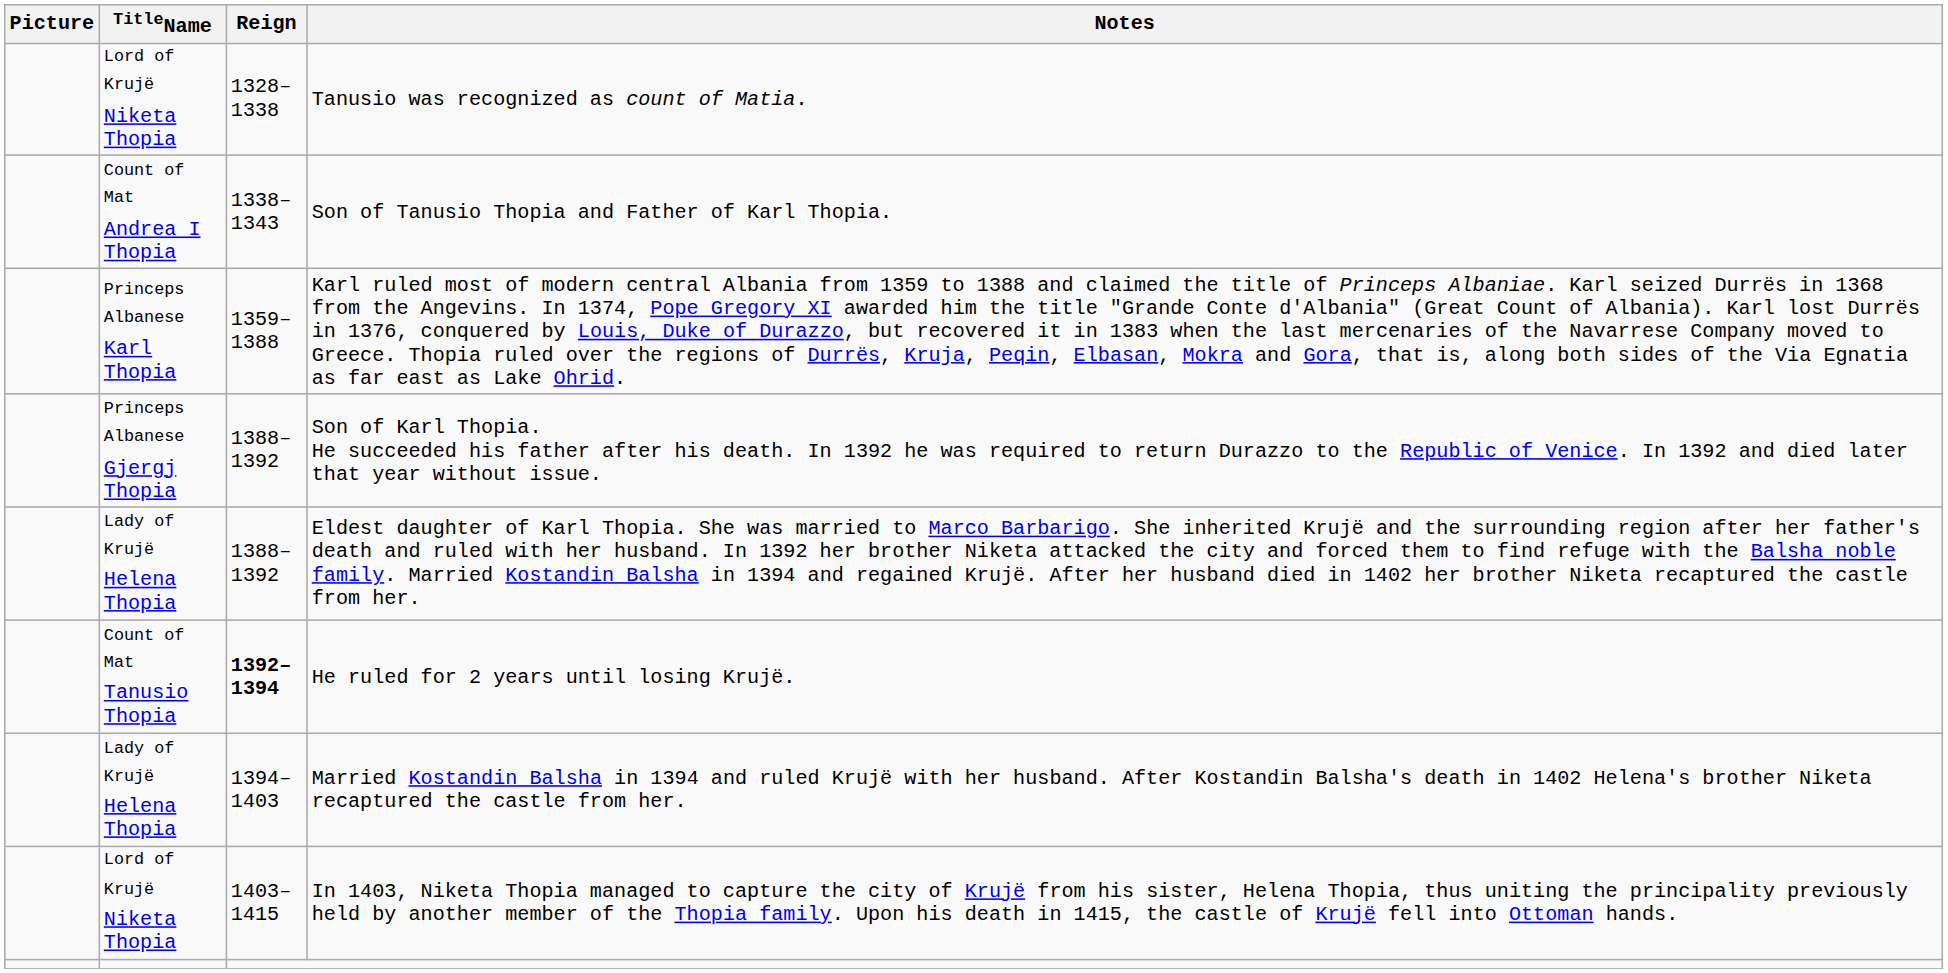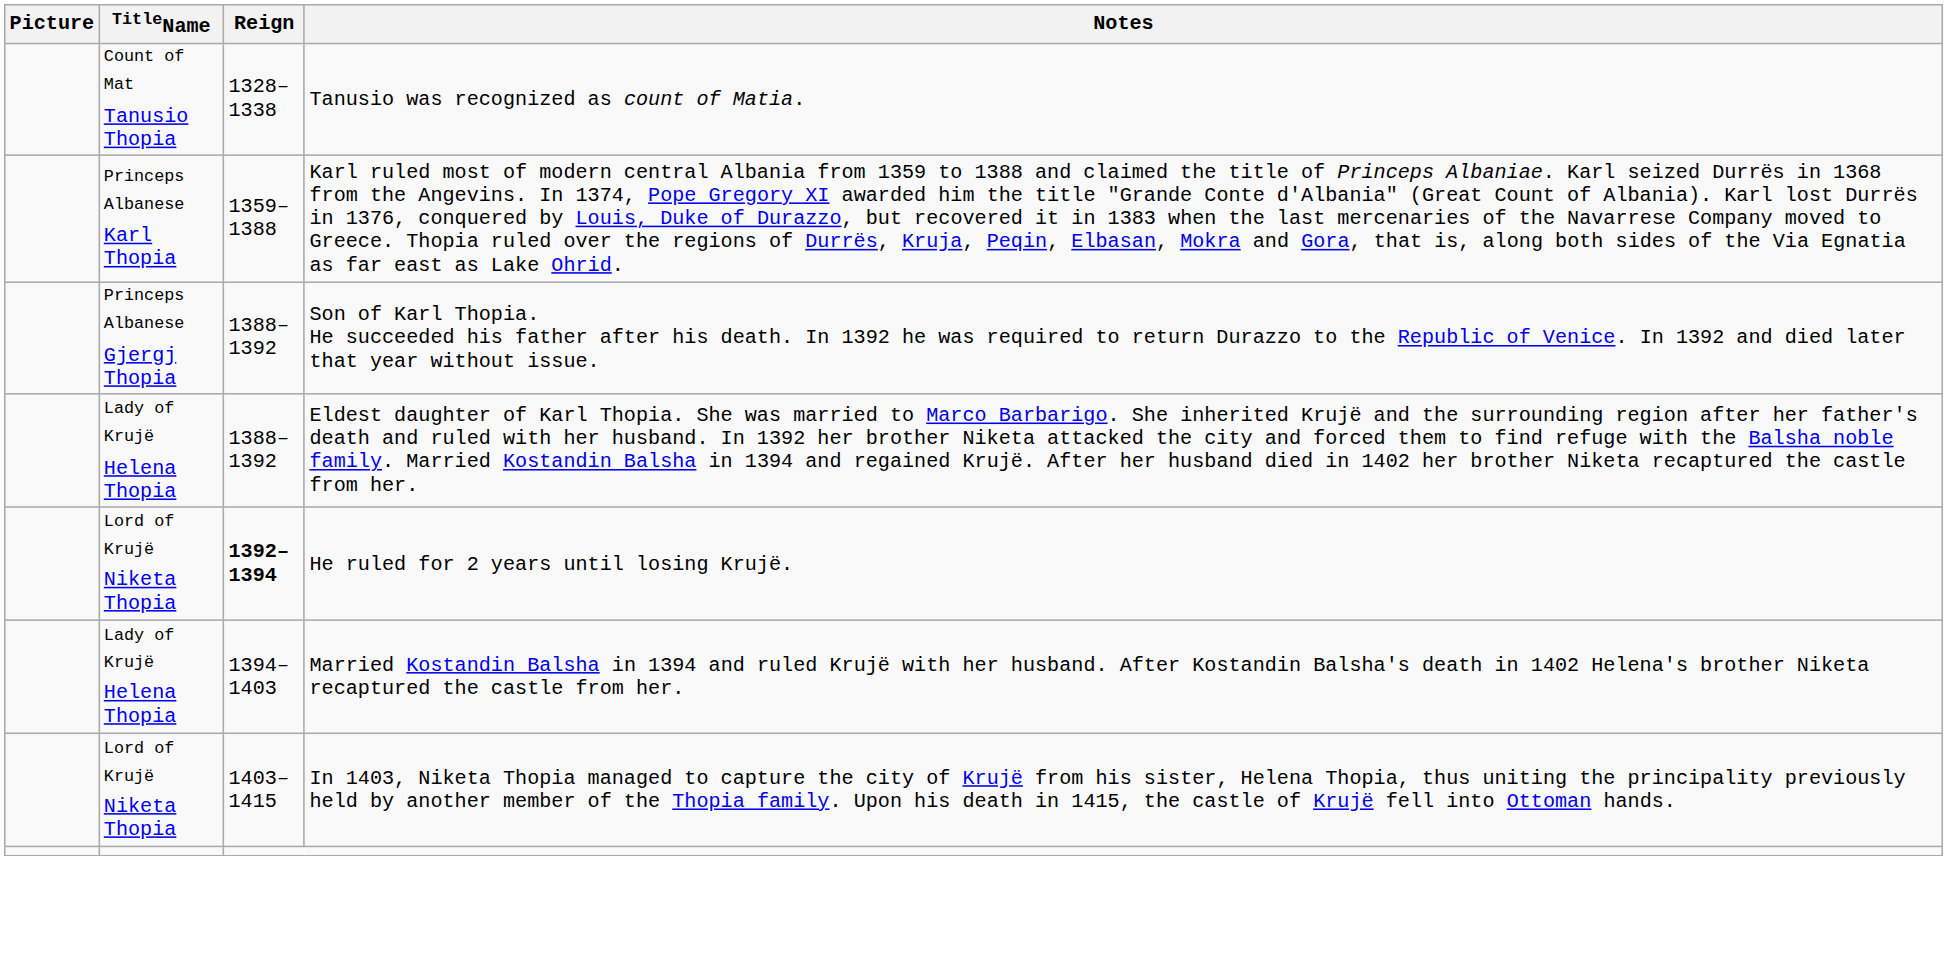(140, 99) Lord of Krujë Niketa Thopia -> (146, 99) Count of Mat Tanusio Thopia
- row: (602, 212)
(146, 677) Count of Mat Tanusio Thopia -> (140, 564) Lord of Krujë Niketa Thopia
